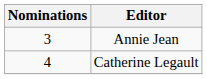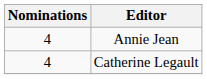(47, 39) 3 -> (47, 39) 4
